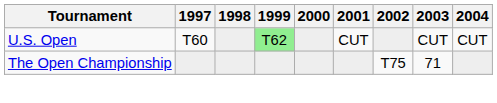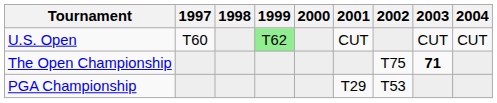(433, 63) normal -> (433, 63) bold
+ row: (72, 86)
